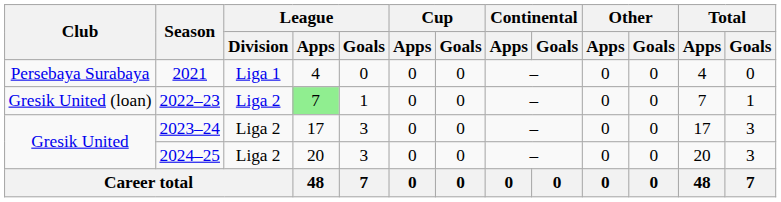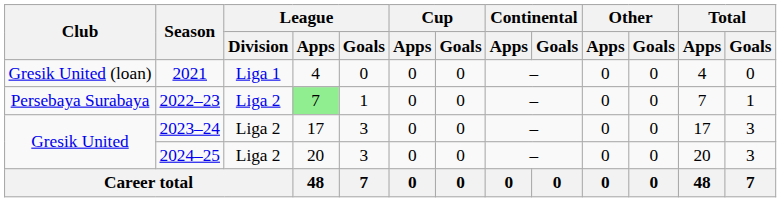(80, 73) Persebaya Surabaya -> (80, 73) Gresik United (loan)
(80, 100) Gresik United (loan) -> (80, 100) Persebaya Surabaya
